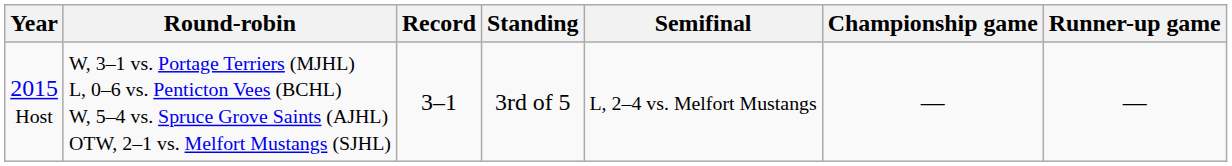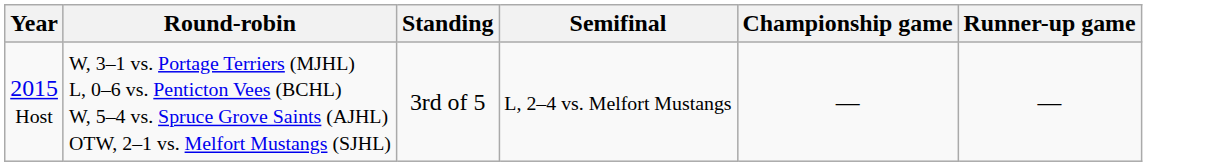- column: (439, 23)
